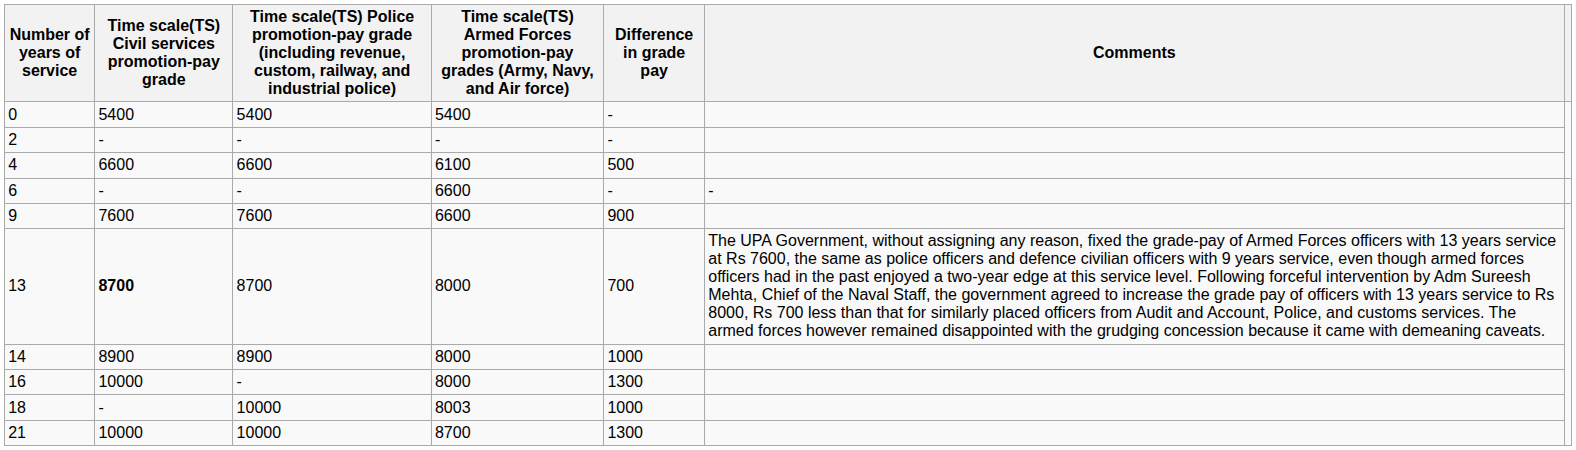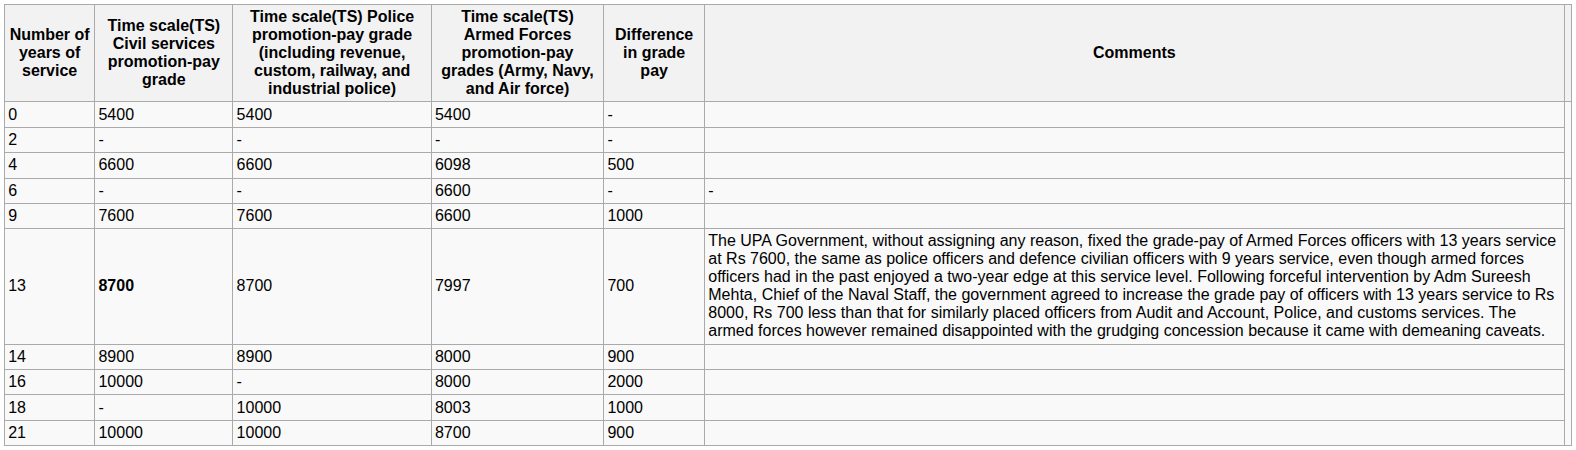(453, 165) 6100 -> (453, 165) 6098
(621, 216) 900 -> (625, 216) 1000
(453, 286) 8000 -> (453, 286) 7997
(625, 356) 1000 -> (621, 356) 900
(625, 382) 1300 -> (625, 382) 2000
(625, 432) 1300 -> (621, 432) 900
